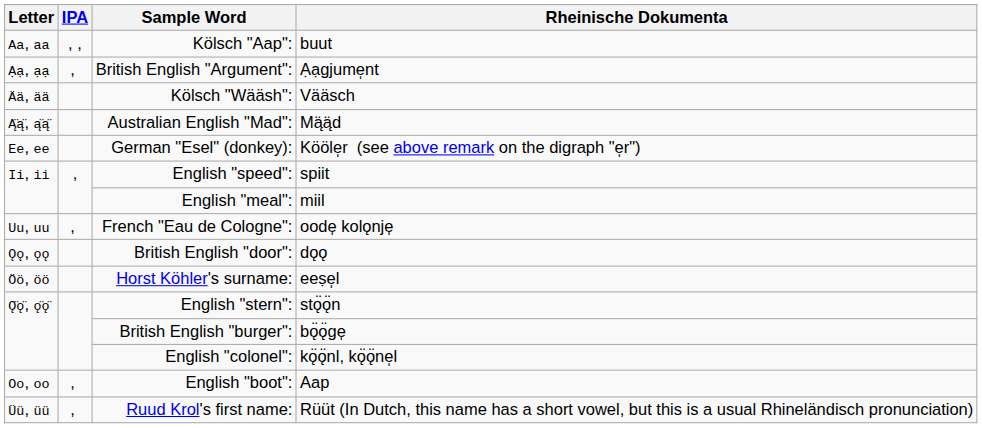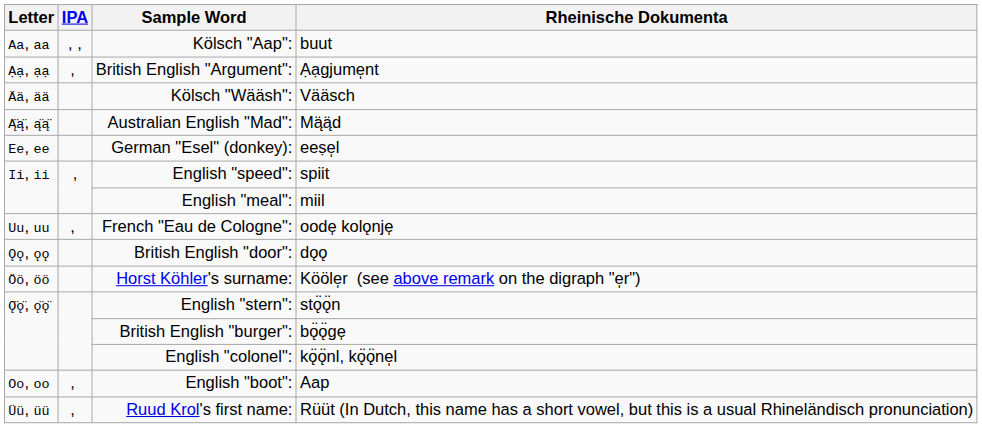(470, 148) Kööle̩r (see above remark on the digraph "e̩r") -> (322, 148) eeṣe̩l
(322, 278) eeṣe̩l -> (470, 278) Kööle̩r (see above remark on the digraph "e̩r")
